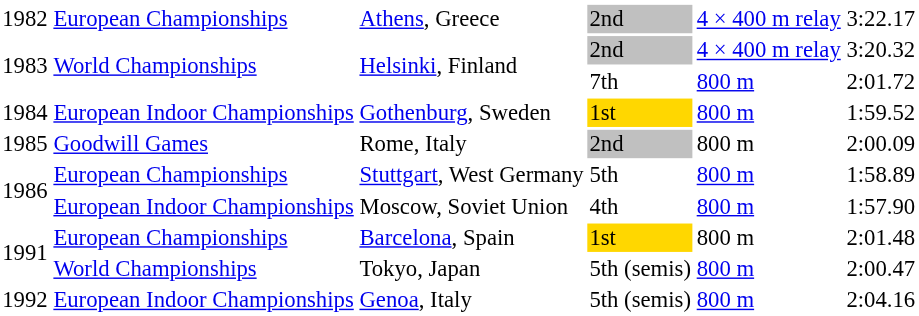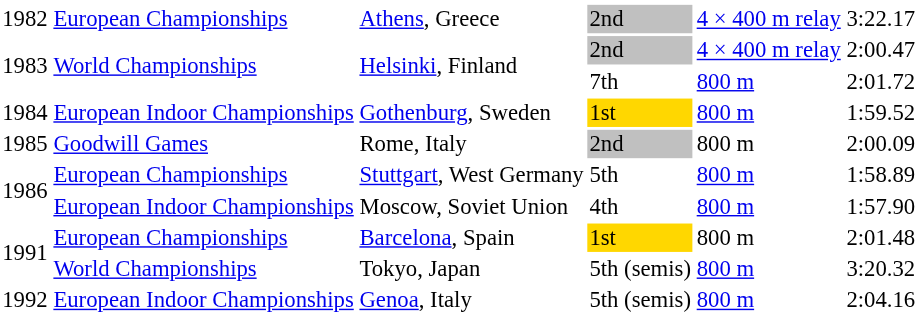(881, 50) 3:20.32 -> (881, 50) 2:00.47
(881, 268) 2:00.47 -> (881, 268) 3:20.32
